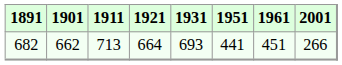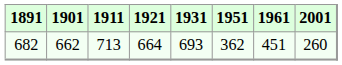(232, 45) 441 -> (232, 45) 362
(315, 45) 266 -> (315, 45) 260
